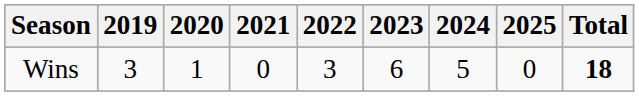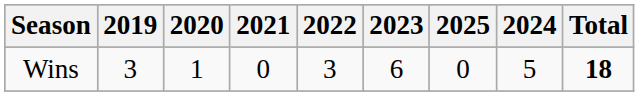columns swapped: (463, 25) <-> (529, 25)
